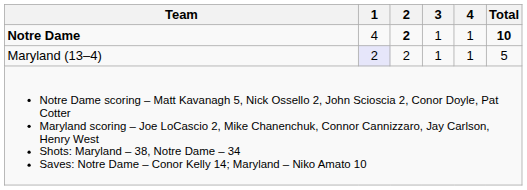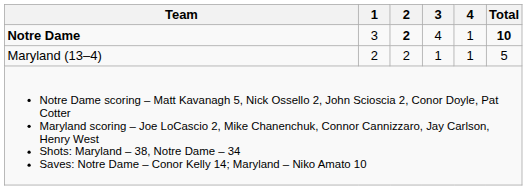(374, 35) 4 -> (374, 35) 3
(438, 35) 1 -> (438, 35) 4
(374, 55) lavender background -> (374, 55) no background
